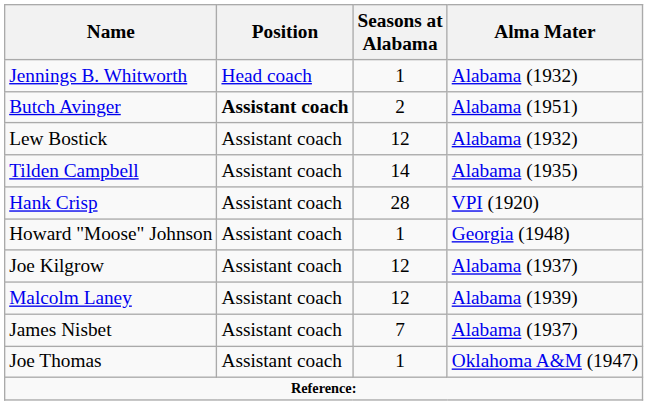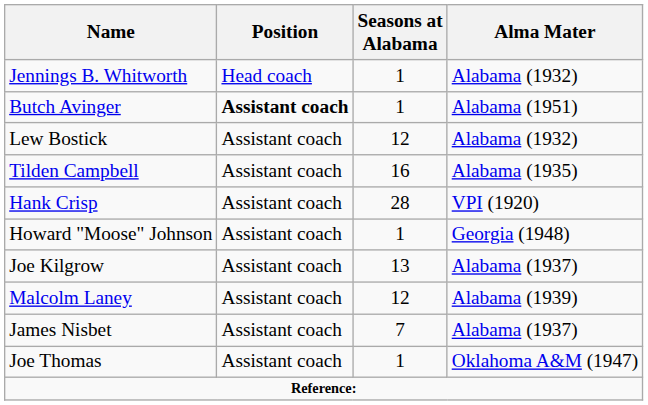(400, 107) 2 -> (400, 107) 1
(400, 170) 14 -> (400, 170) 16
(400, 266) 12 -> (400, 266) 13
